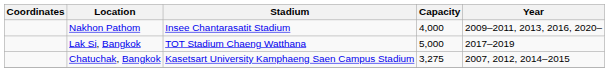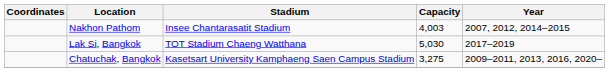(431, 28) 4,000 -> (431, 28) 4,003
(533, 28) 2009–2011, 2013, 2016, 2020– -> (517, 28) 2007, 2012, 2014–2015
(431, 43) 5,000 -> (431, 43) 5,030
(517, 59) 2007, 2012, 2014–2015 -> (533, 59) 2009–2011, 2013, 2016, 2020–
